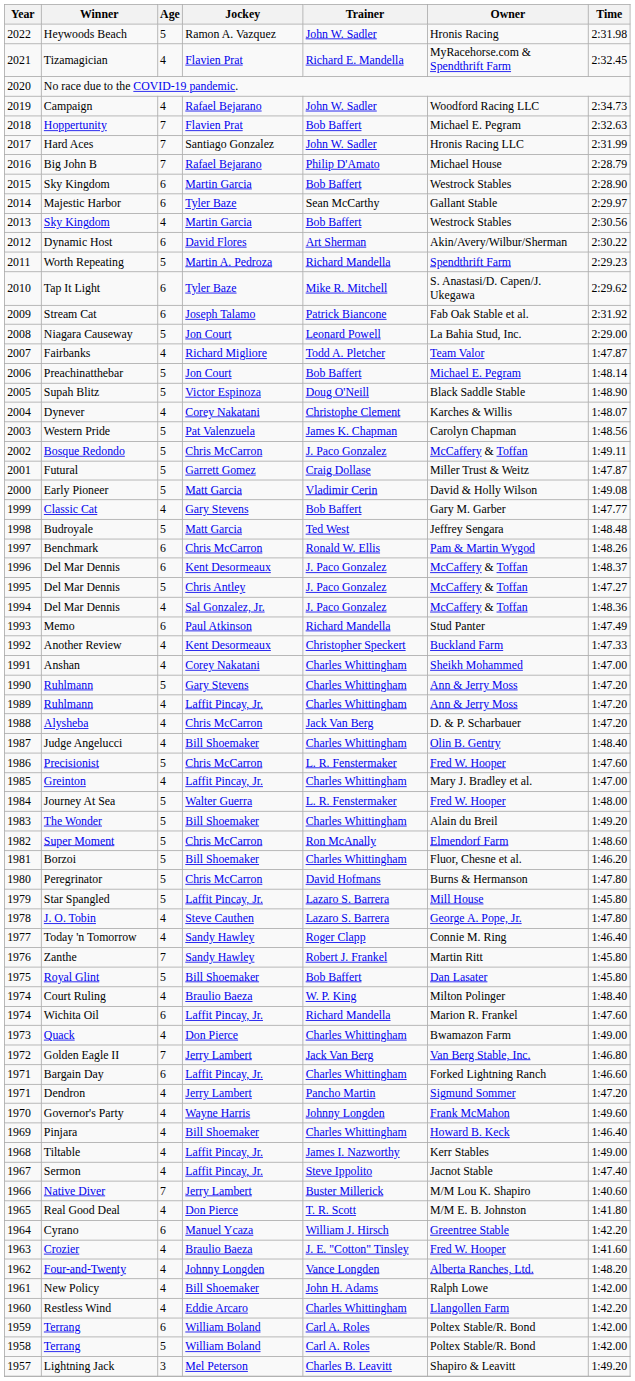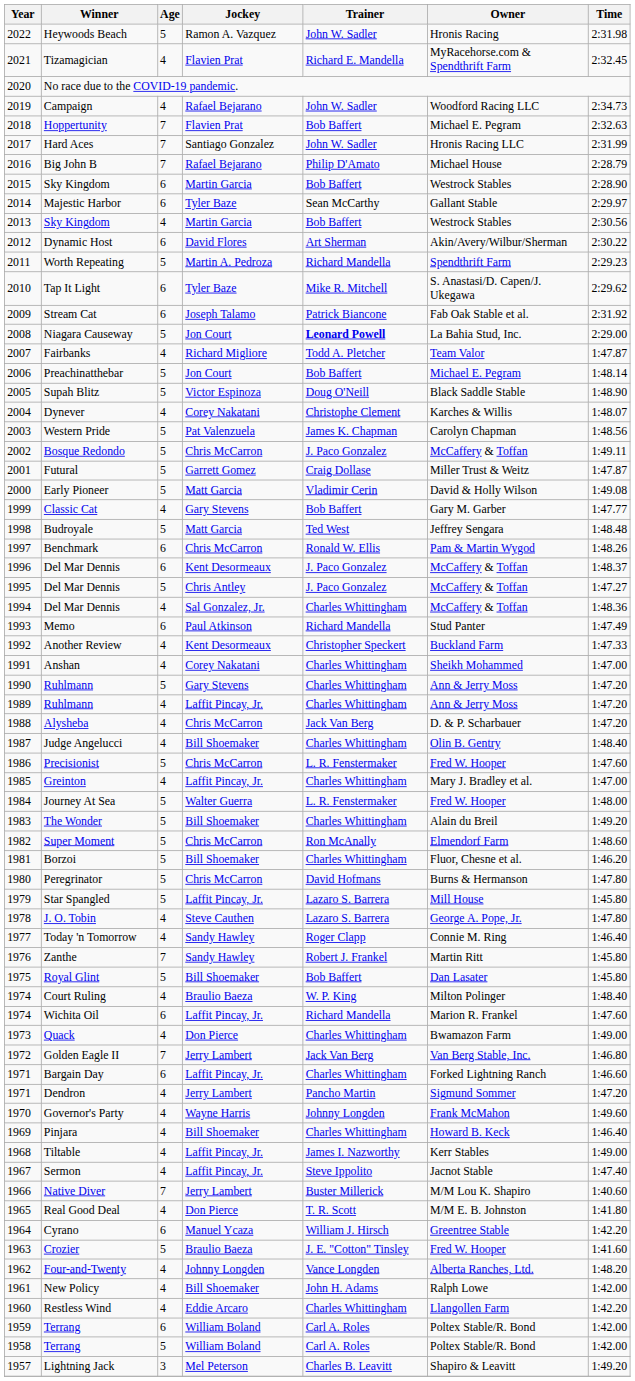(343, 334) normal -> (345, 334) bold
(346, 607) J. Paco Gonzalez -> (356, 607) Charles Whittingham
(163, 1249) 4 -> (163, 1249) 5
